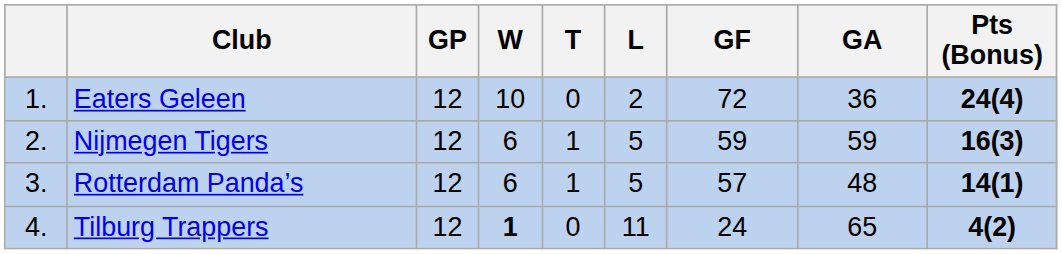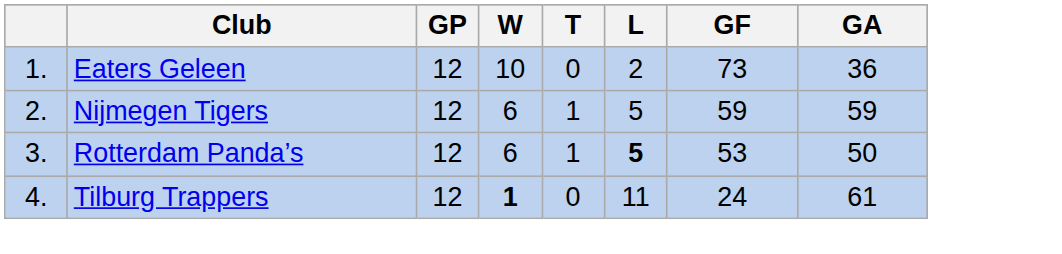- column: (992, 40)
(732, 98) 72 -> (732, 68) 73
(636, 183) normal -> (636, 153) bold
(732, 183) 57 -> (732, 153) 53
(862, 183) 48 -> (862, 153) 50
(862, 226) 65 -> (862, 196) 61
